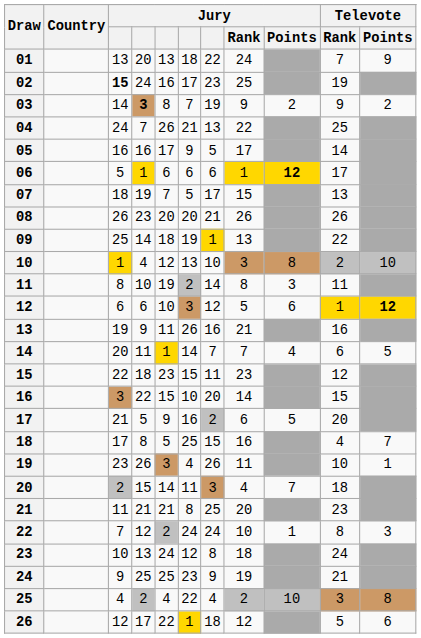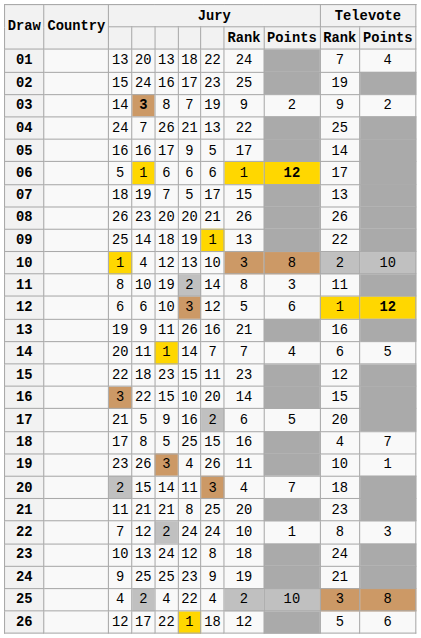(388, 61) 9 -> (388, 61) 4
(120, 83) bold -> (120, 83) normal
